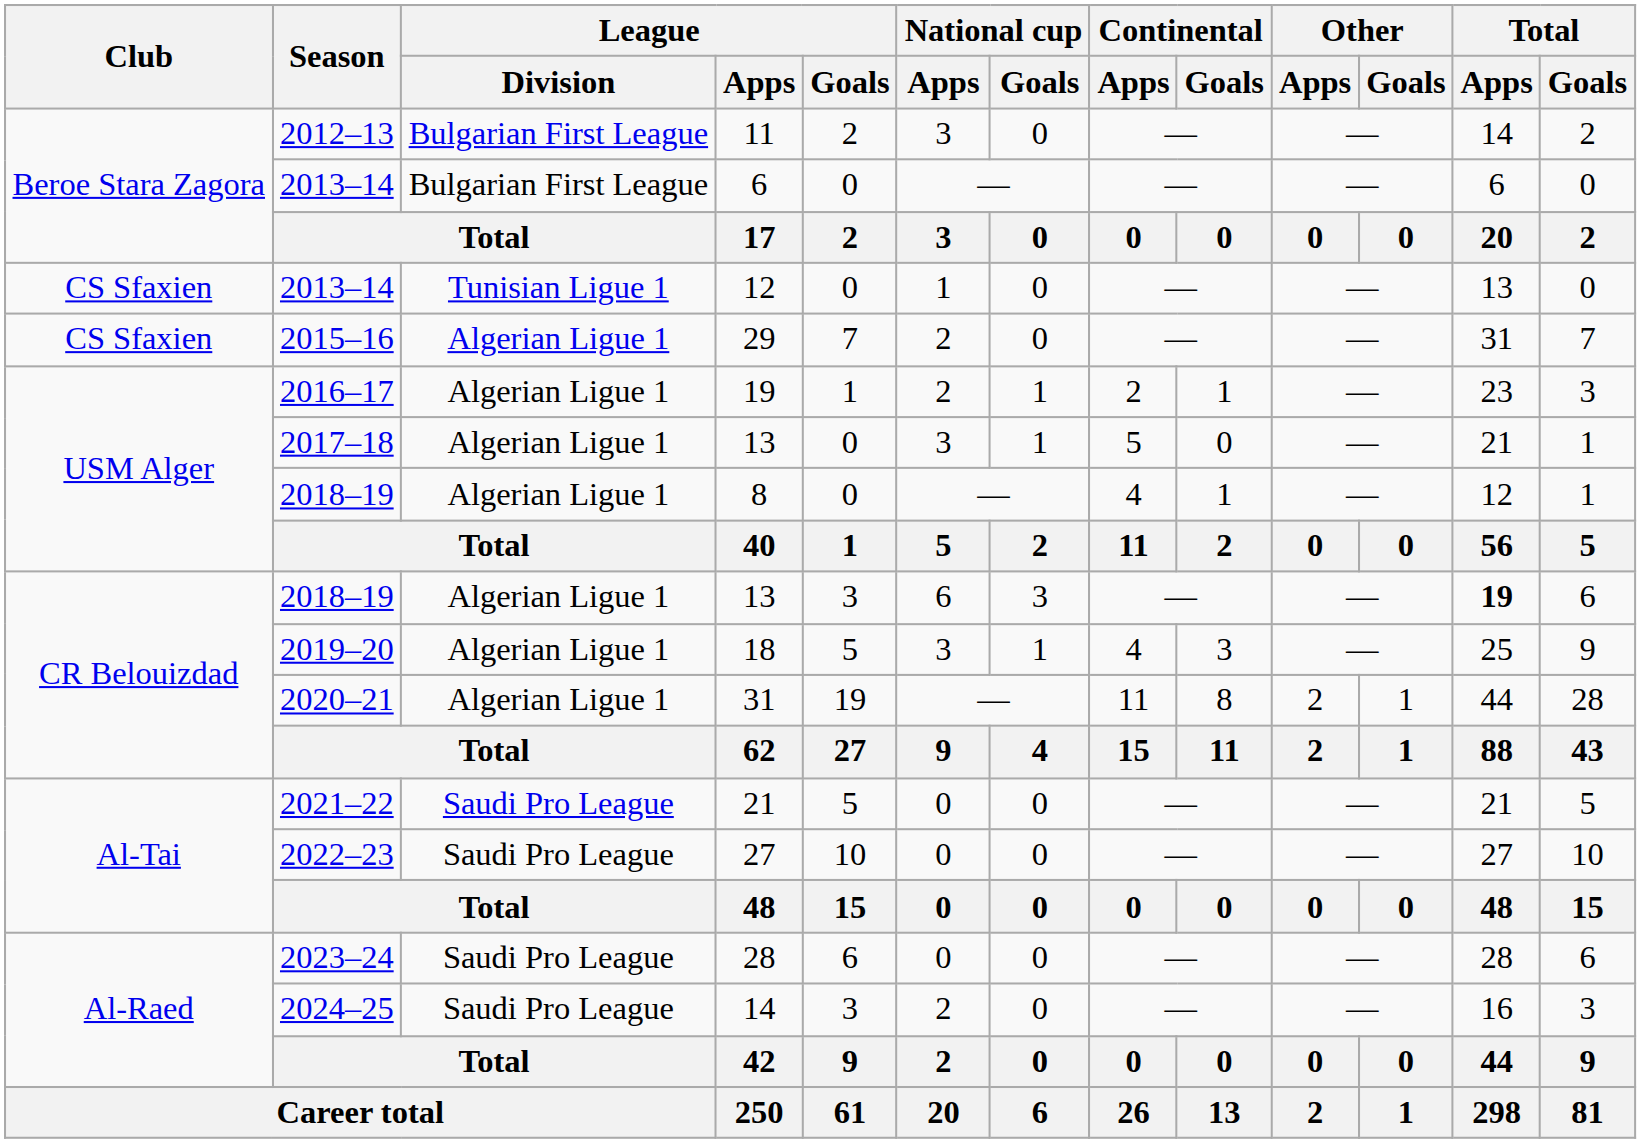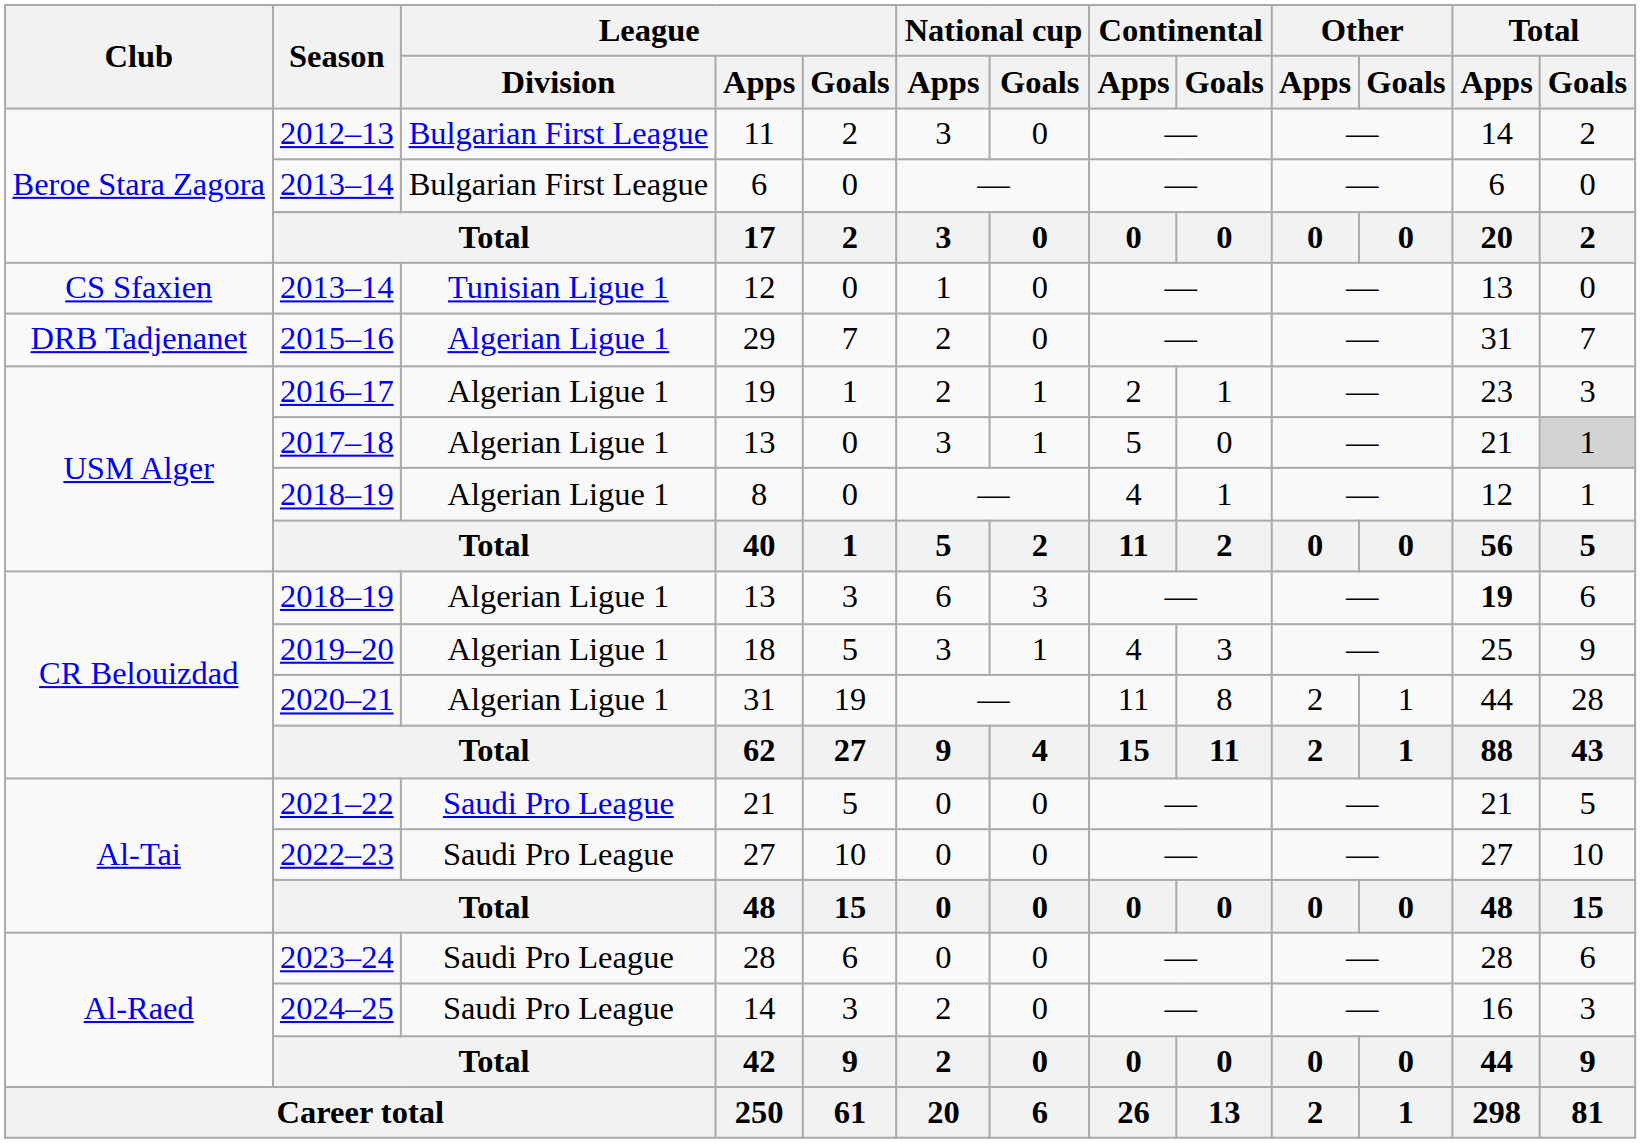(139, 339) CS Sfaxien -> (139, 339) DRB Tadjenanet
(1587, 442) no background -> (1587, 442) lightgrey background
